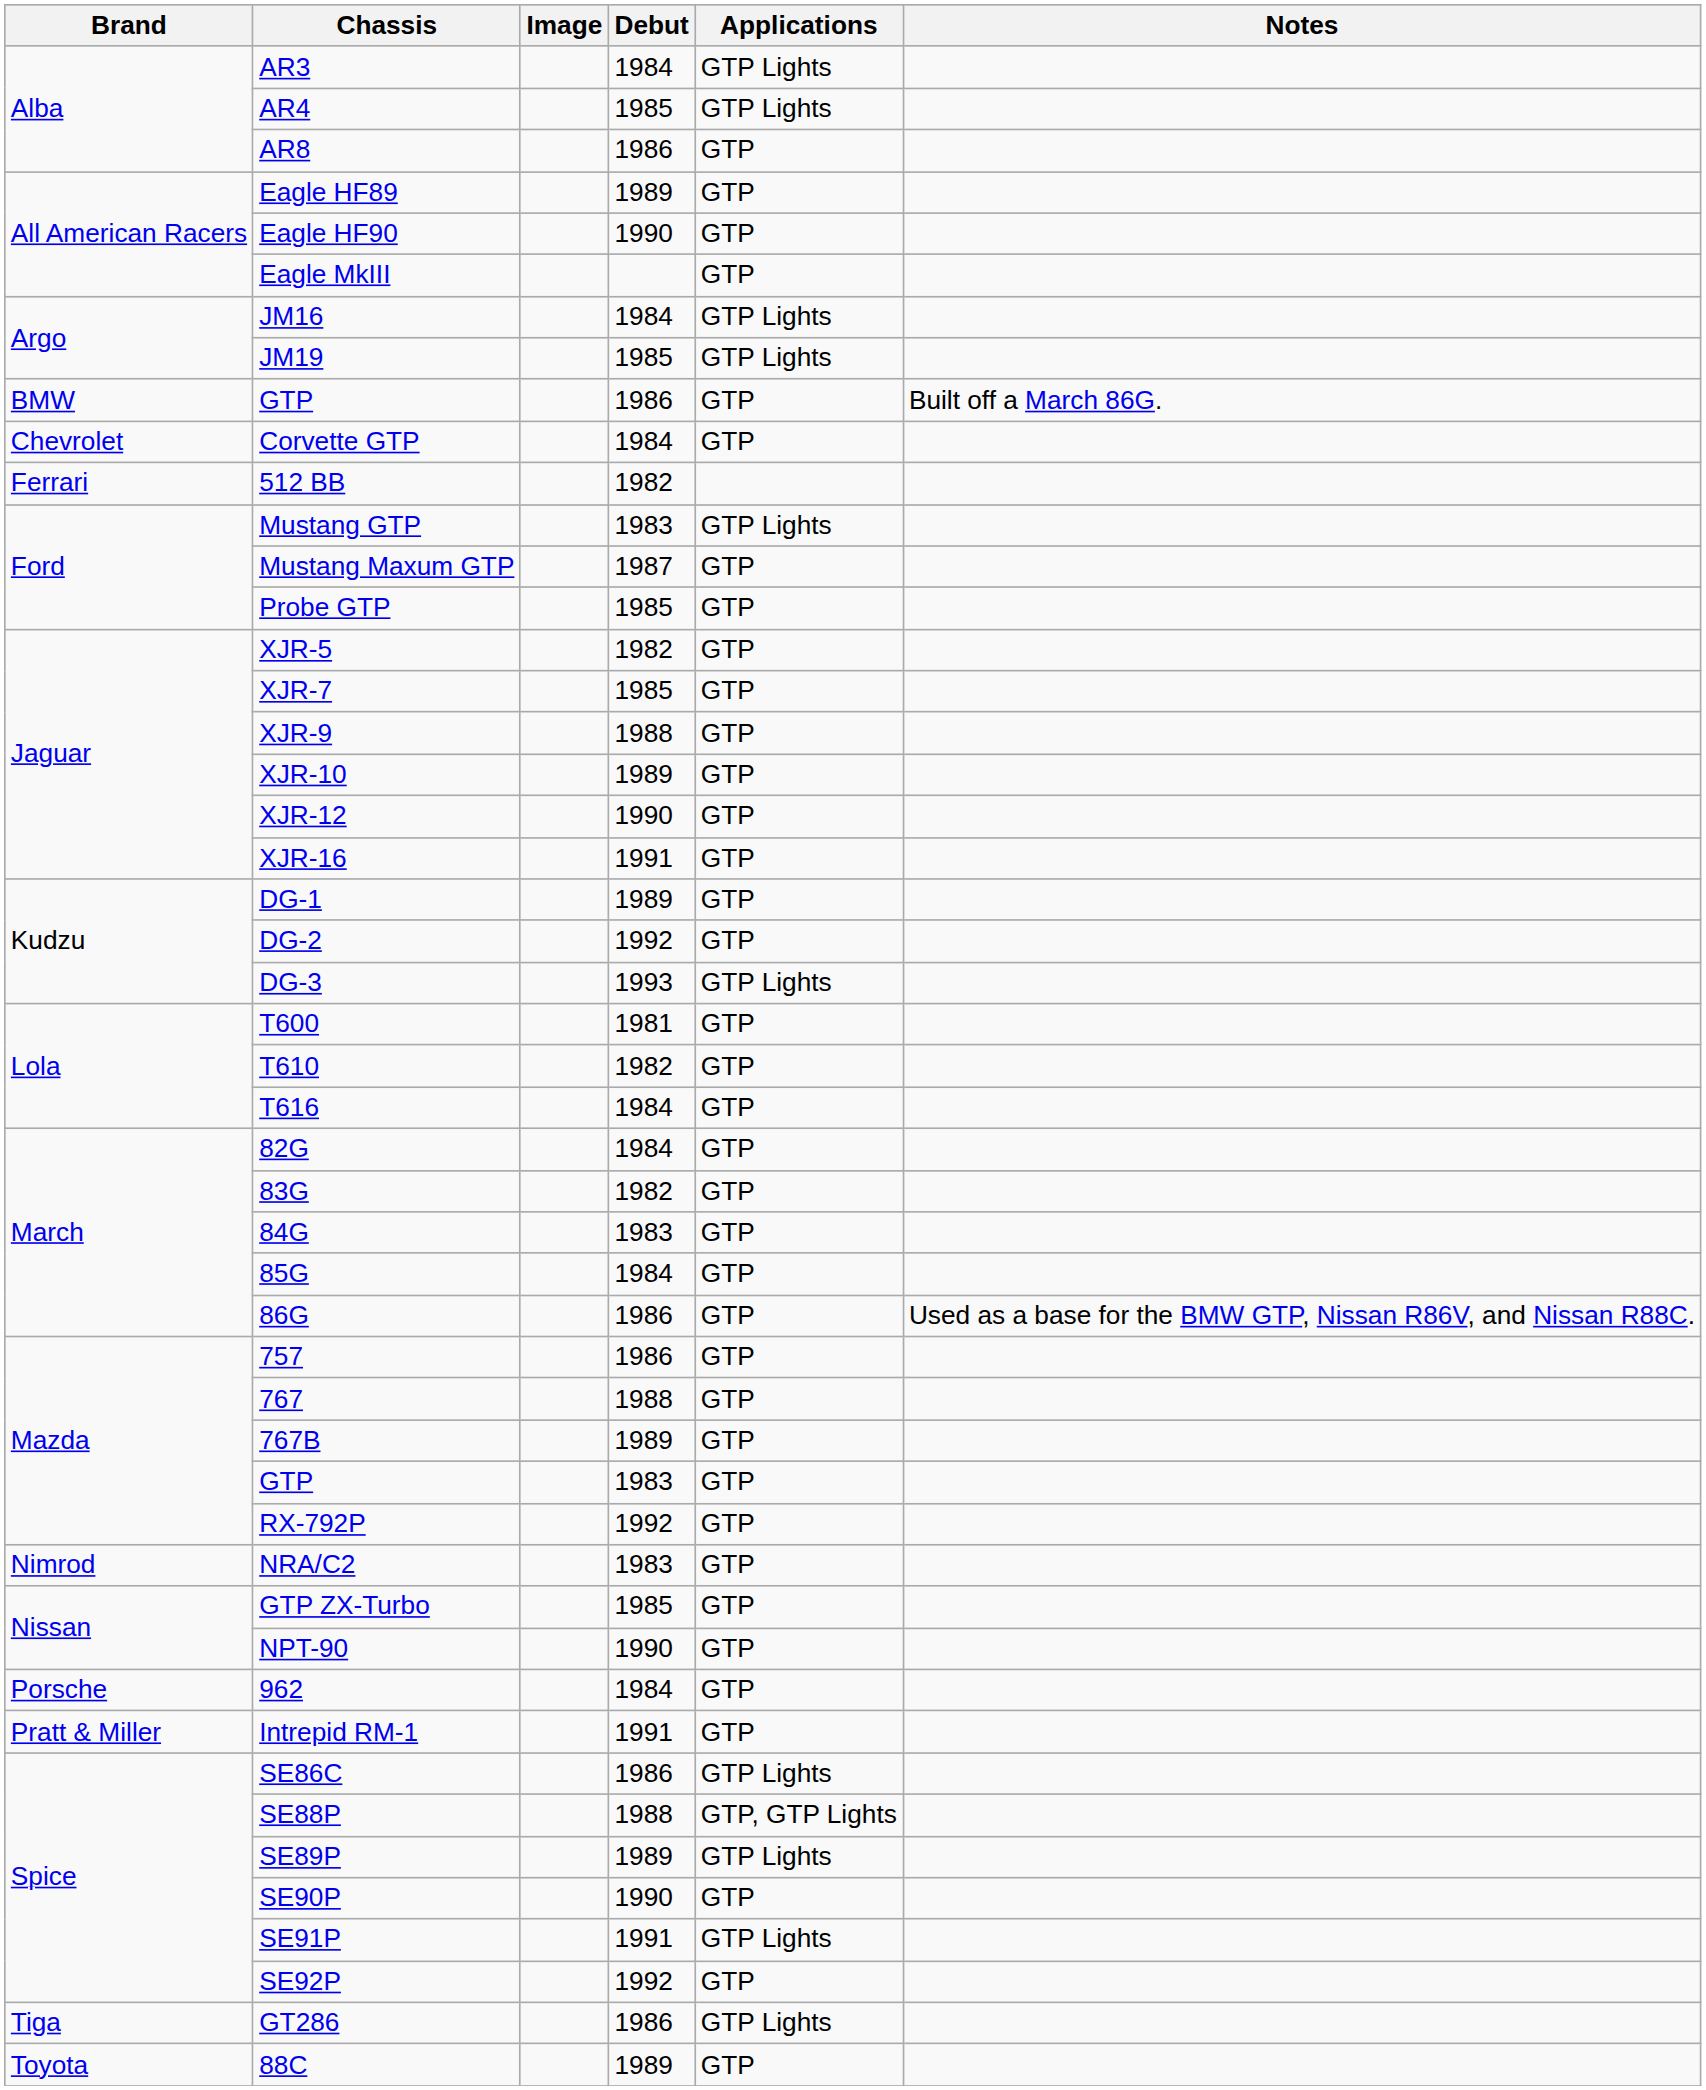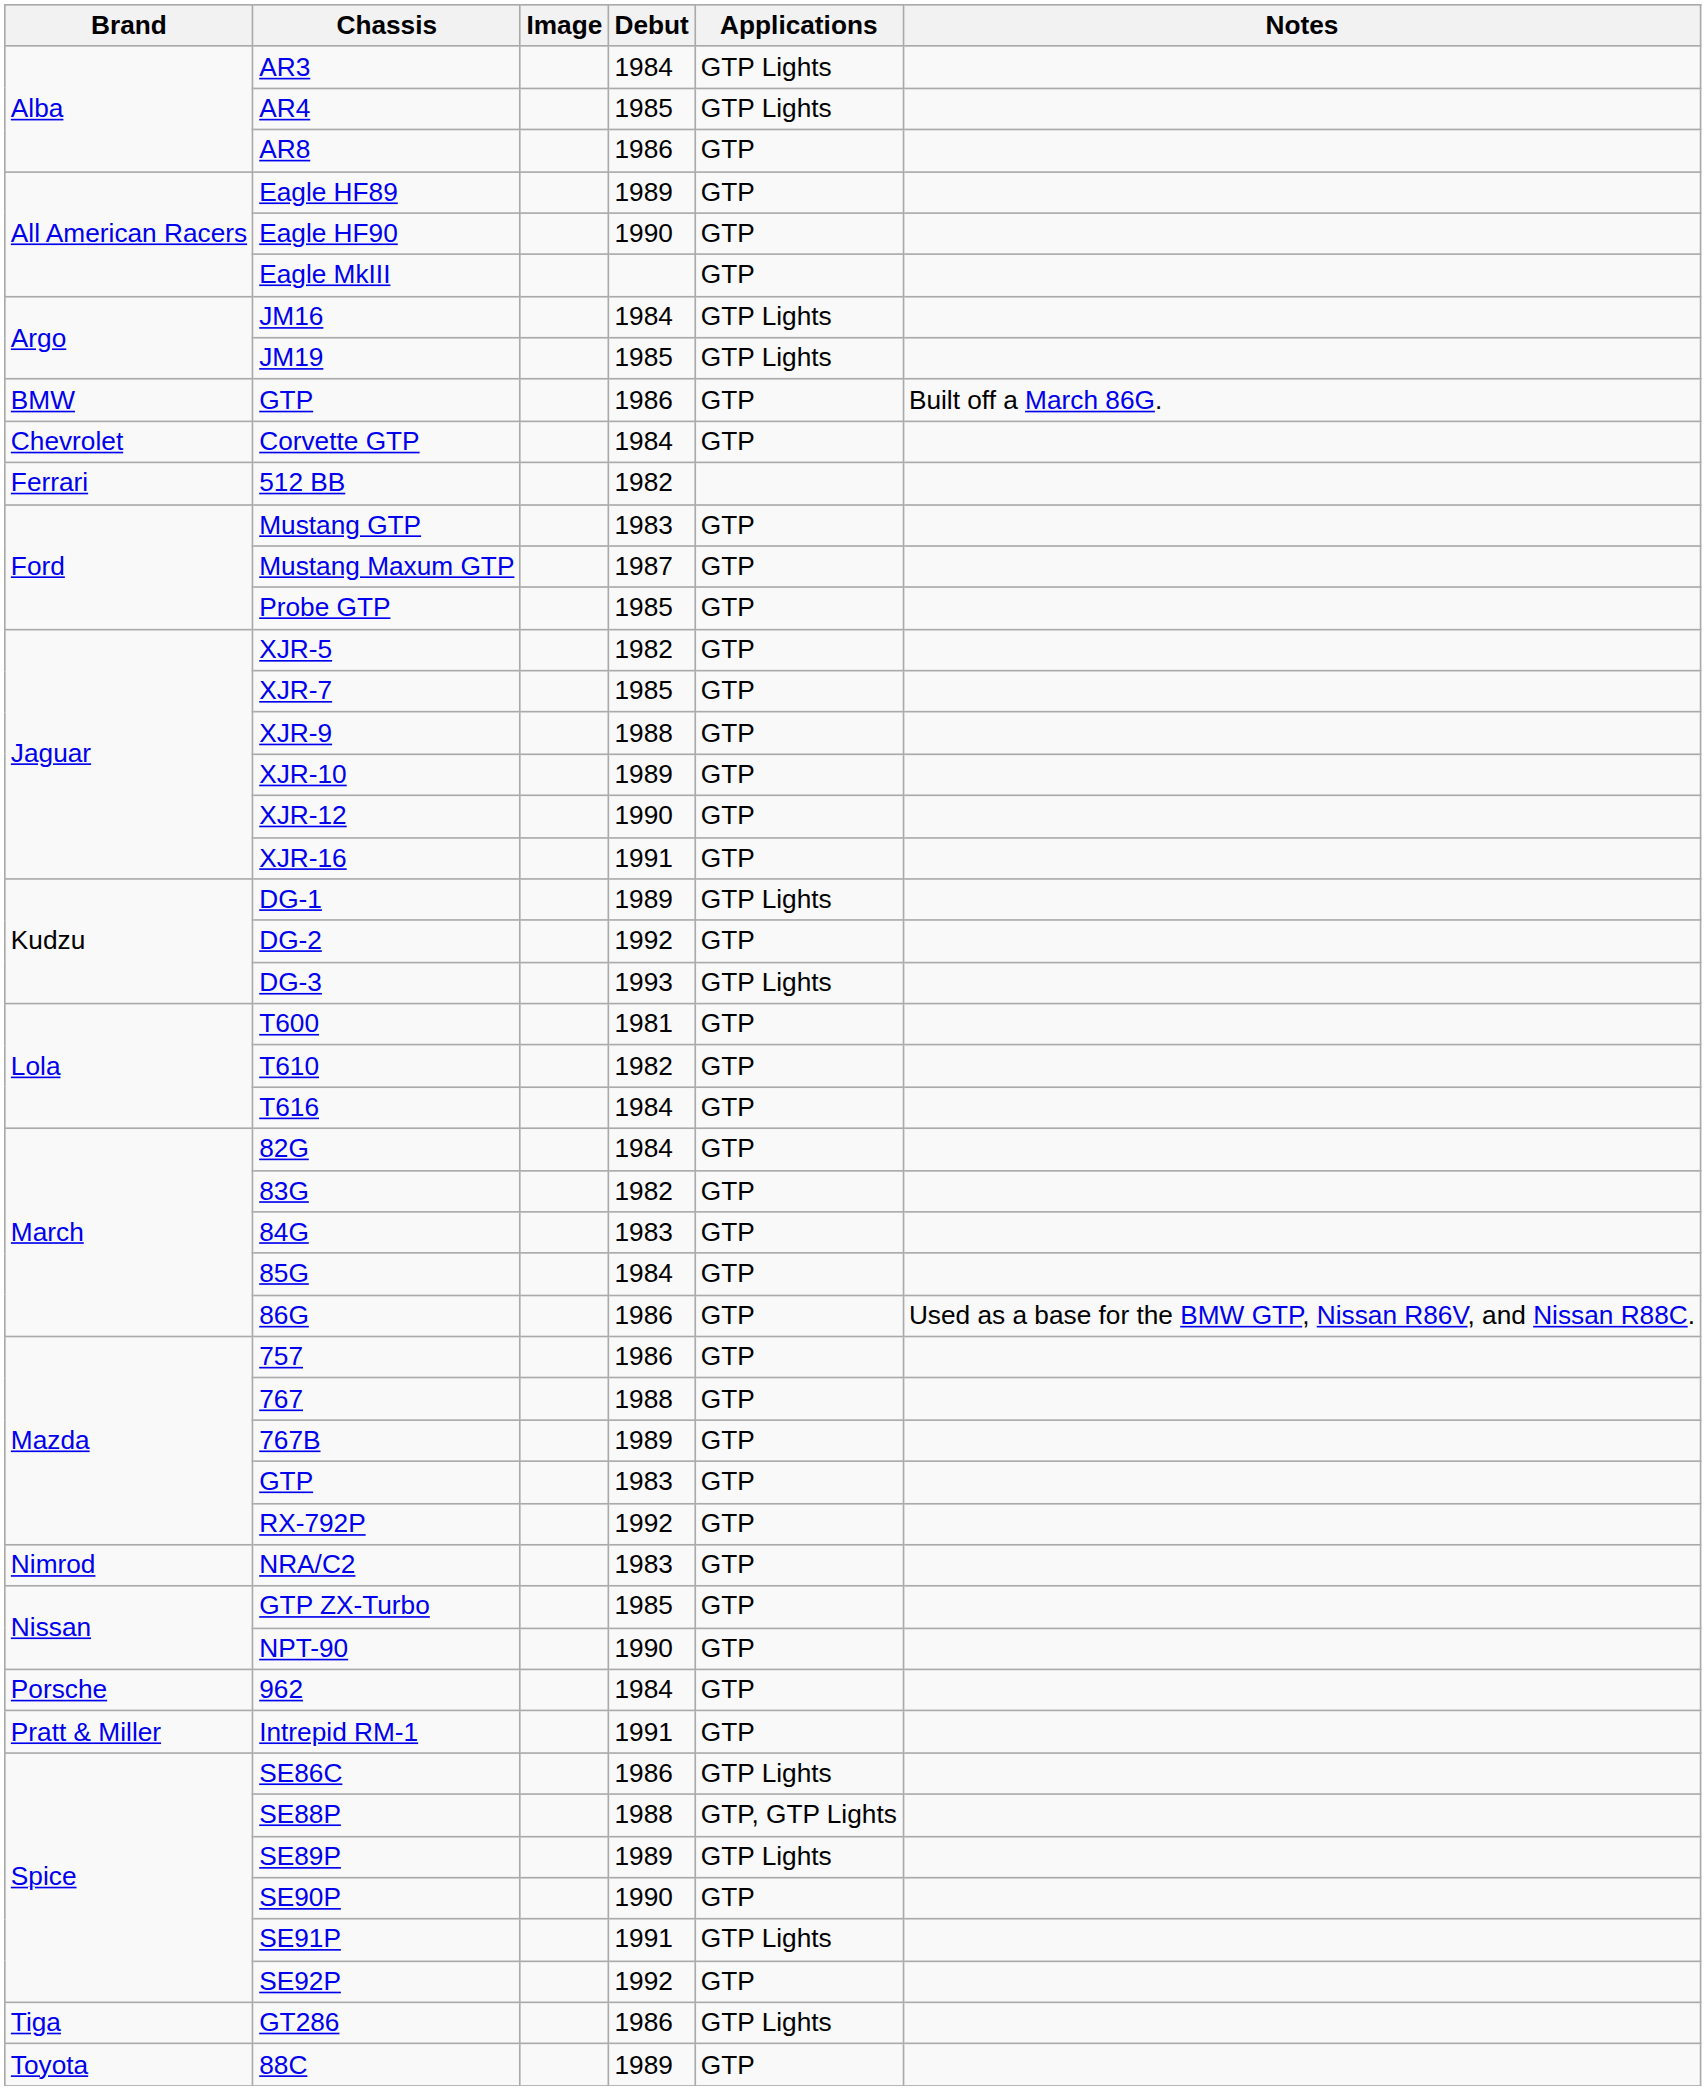(766, 524) GTP Lights -> (728, 524) GTP
(728, 899) GTP -> (766, 899) GTP Lights
